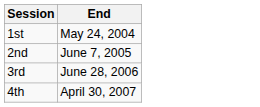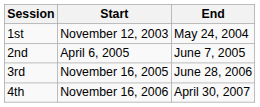+ column: (114, 14)
